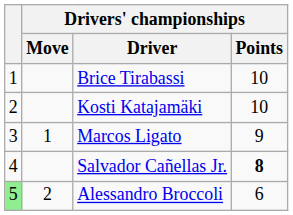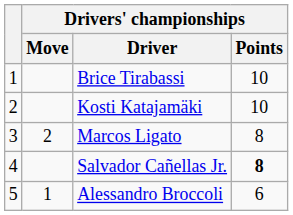(47, 136) 1 -> (47, 136) 2
(259, 136) 9 -> (259, 136) 8
(13, 195) lightgreen background -> (13, 195) no background
(47, 195) 2 -> (47, 195) 1
